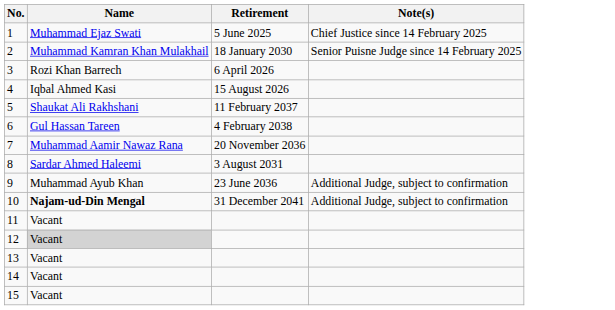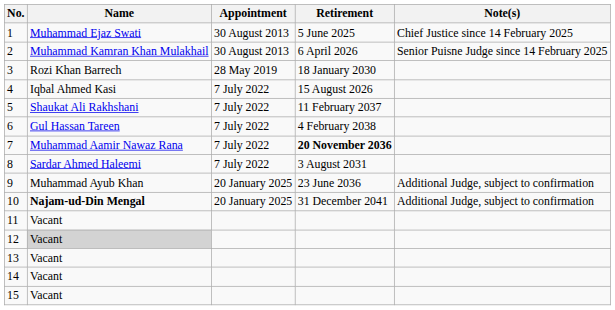+ column: (253, 13)
(253, 51) 18 January 2030 -> (328, 51) 6 April 2026
(244, 70) 6 April 2026 -> (337, 70) 18 January 2030
(260, 145) normal -> (345, 145) bold
